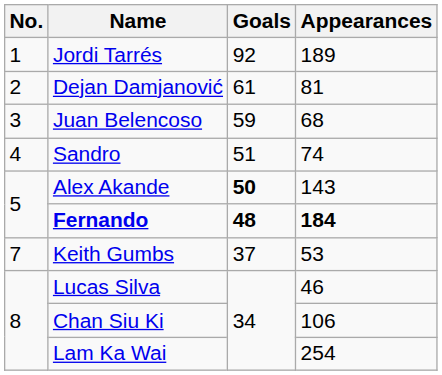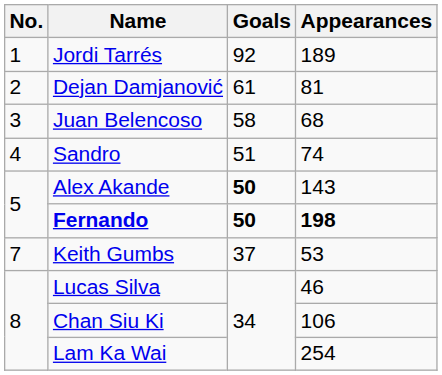(244, 120) 59 -> (244, 120) 58
(244, 220) 48 -> (244, 220) 50
(318, 220) 184 -> (318, 220) 198
